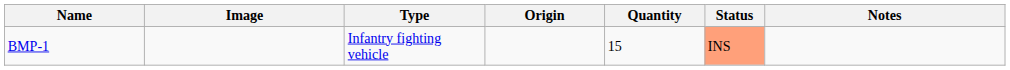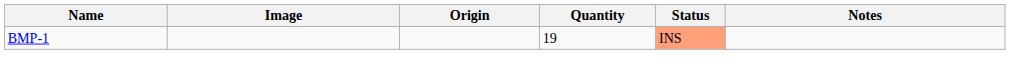- column: (414, 15)
(615, 45) 15 -> (550, 37) 19
